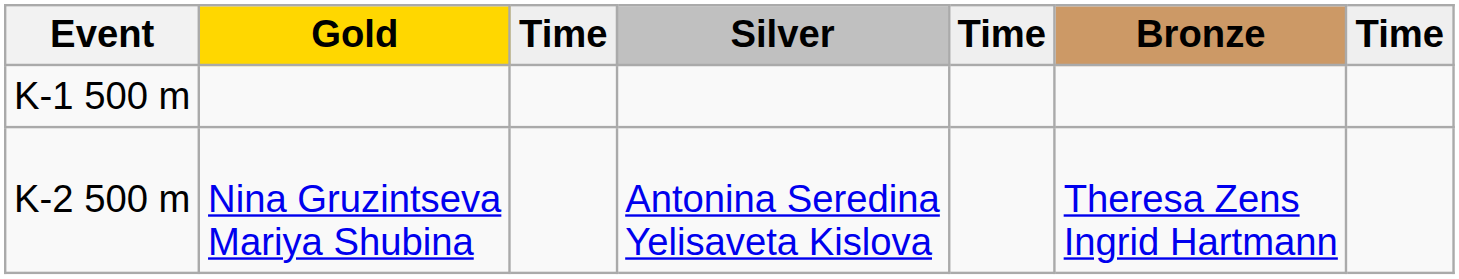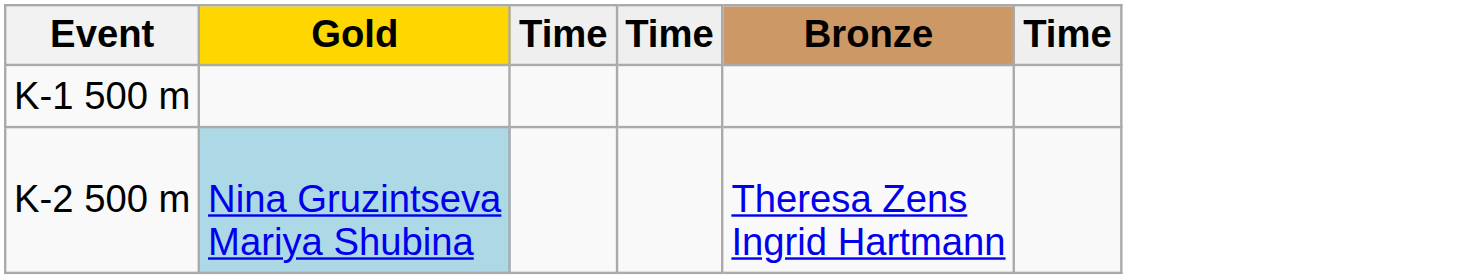- column: (783, 34)
(355, 220) no background -> (355, 220) lightblue background
